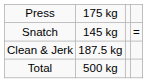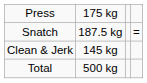(100, 31) 145 kg -> (100, 31) 187.5 kg
(100, 50) 187.5 kg -> (100, 50) 145 kg
